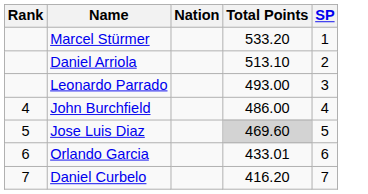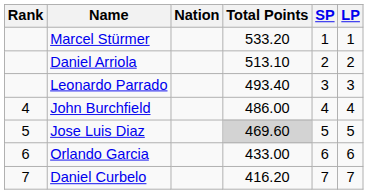+ column: (351, 16)
(267, 85) 493.00 -> (267, 85) 493.40
(267, 154) 433.01 -> (267, 154) 433.00
